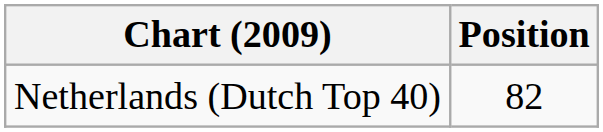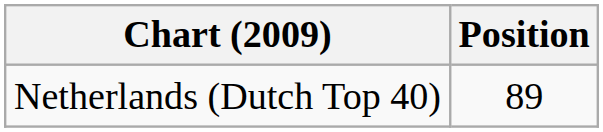(524, 95) 82 -> (524, 95) 89
